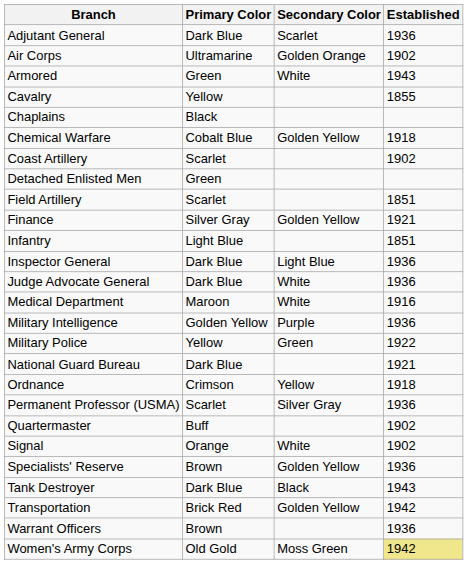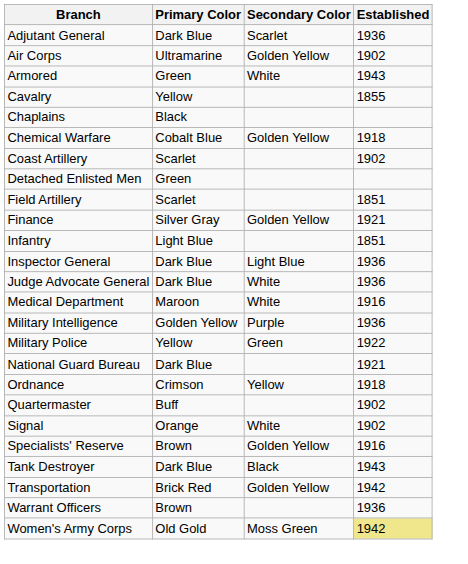(321, 55) Golden Orange -> (288, 55) Golden Yellow
- row: (93, 405)
(401, 466) 1936 -> (371, 446) 1916
